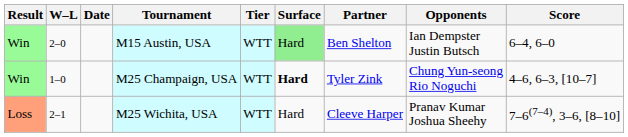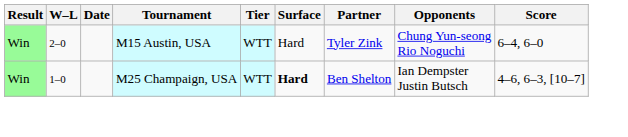(291, 43) lightgreen background -> (291, 43) no background
(359, 43) Ben Shelton -> (355, 43) Tyler Zink
(445, 43) Ian Dempster Justin Butsch -> (444, 43) Chung Yun-seong Rio Noguchi
(355, 78) Tyler Zink -> (359, 78) Ben Shelton
(456, 78) Chung Yun-seong Rio Noguchi -> (433, 78) Ian Dempster Justin Butsch
- row: (167, 114)
